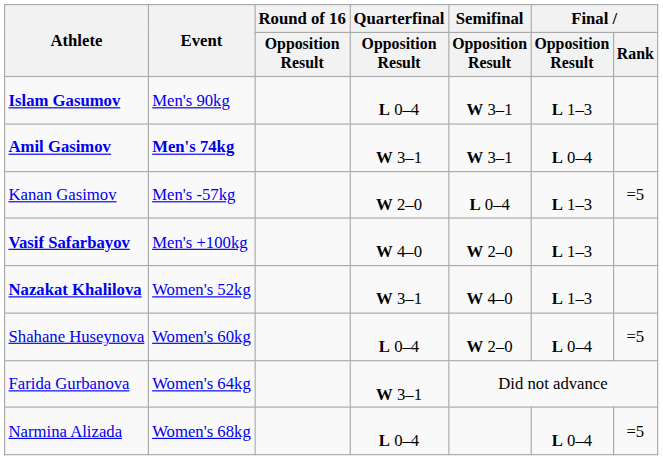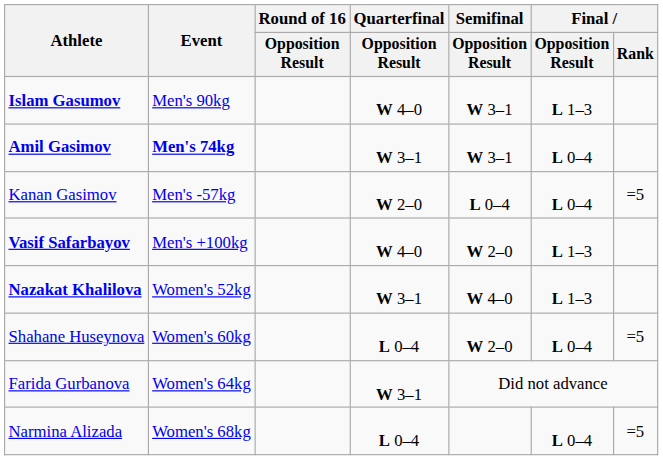(399, 110) L 0–4 -> (399, 110) W 4–0
(572, 205) L 1–3 -> (572, 205) L 0–4
